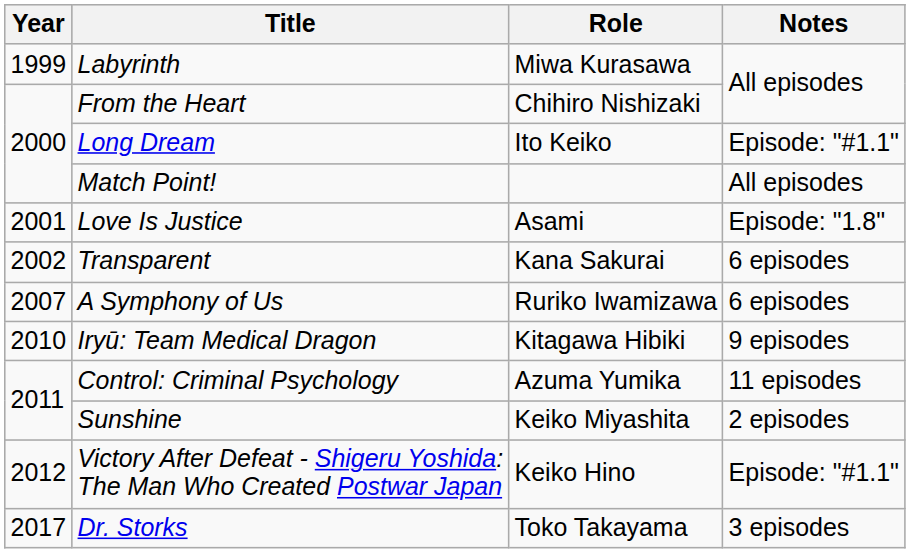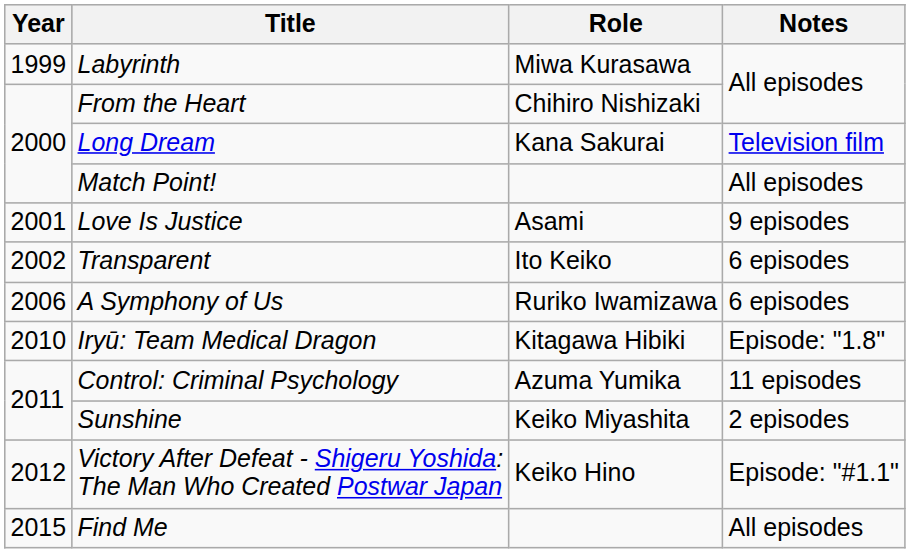(563, 143) Ito Keiko -> (590, 143) Kana Sakurai
(814, 143) Episode: "#1.1" -> (806, 143) Television film
(807, 222) Episode: "1.8" -> (789, 222) 9 episodes
(590, 261) Kana Sakurai -> (563, 261) Ito Keiko
(38, 301) 2007 -> (38, 301) 2006
(789, 340) 9 episodes -> (807, 340) Episode: "1.8"
+ row: (123, 527)
- row: (133, 527)
